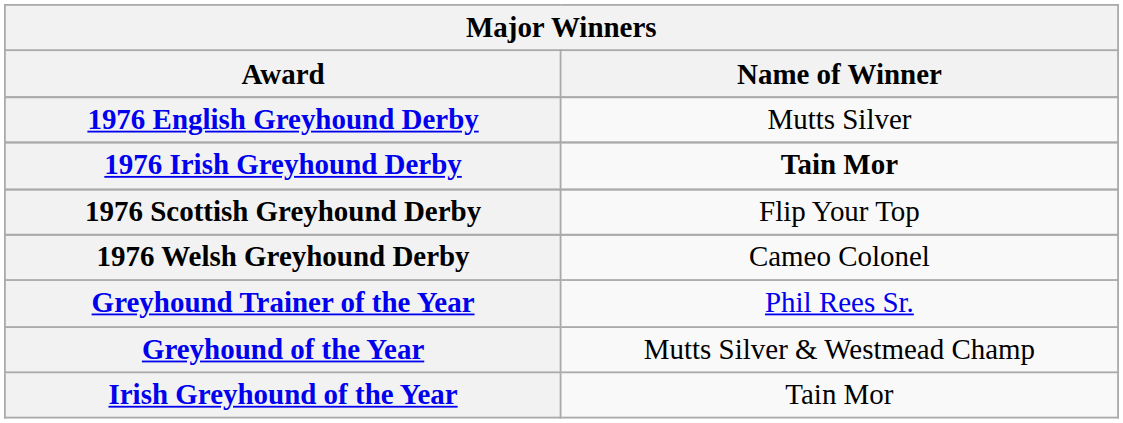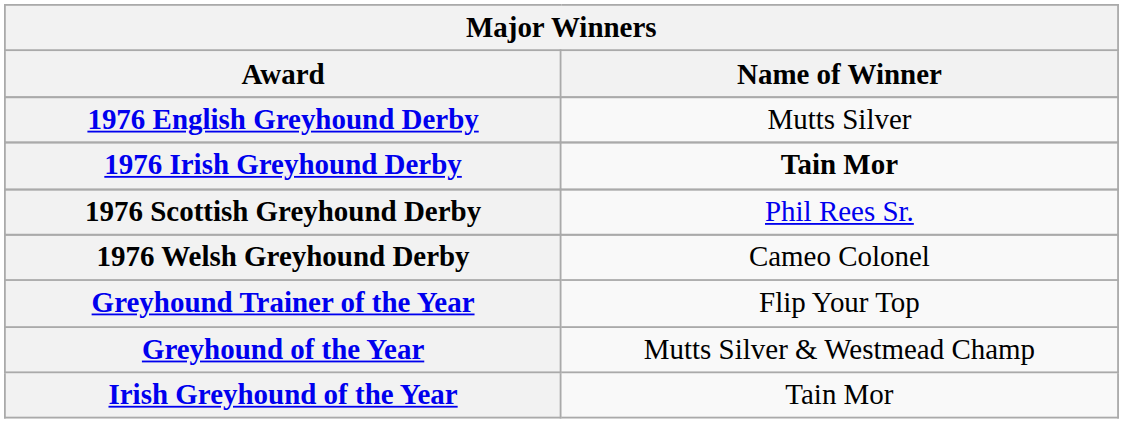(839, 211) Flip Your Top -> (839, 211) Phil Rees Sr.
(839, 303) Phil Rees Sr. -> (839, 303) Flip Your Top
